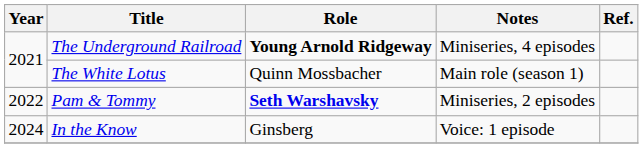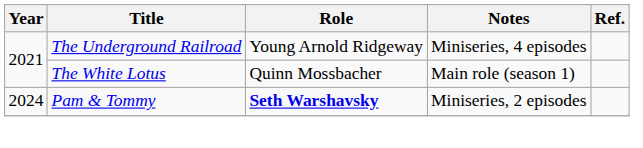(341, 45) bold -> (336, 45) normal
(26, 101) 2022 -> (26, 101) 2024
- row: (94, 128)
